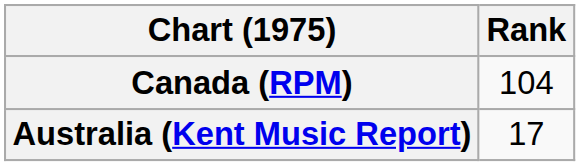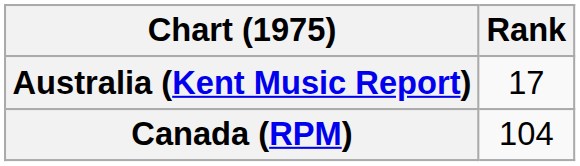rows swapped: (242, 133) <-> (242, 82)
